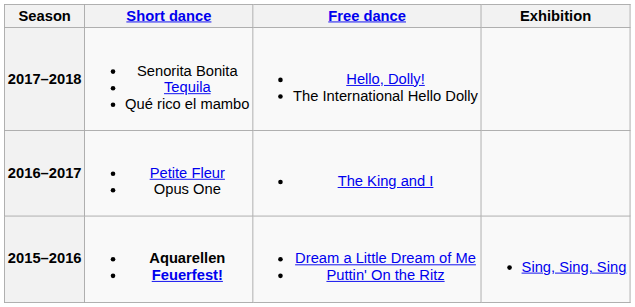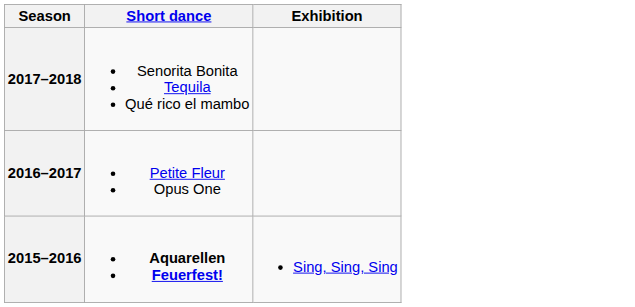- column: (367, 16)
